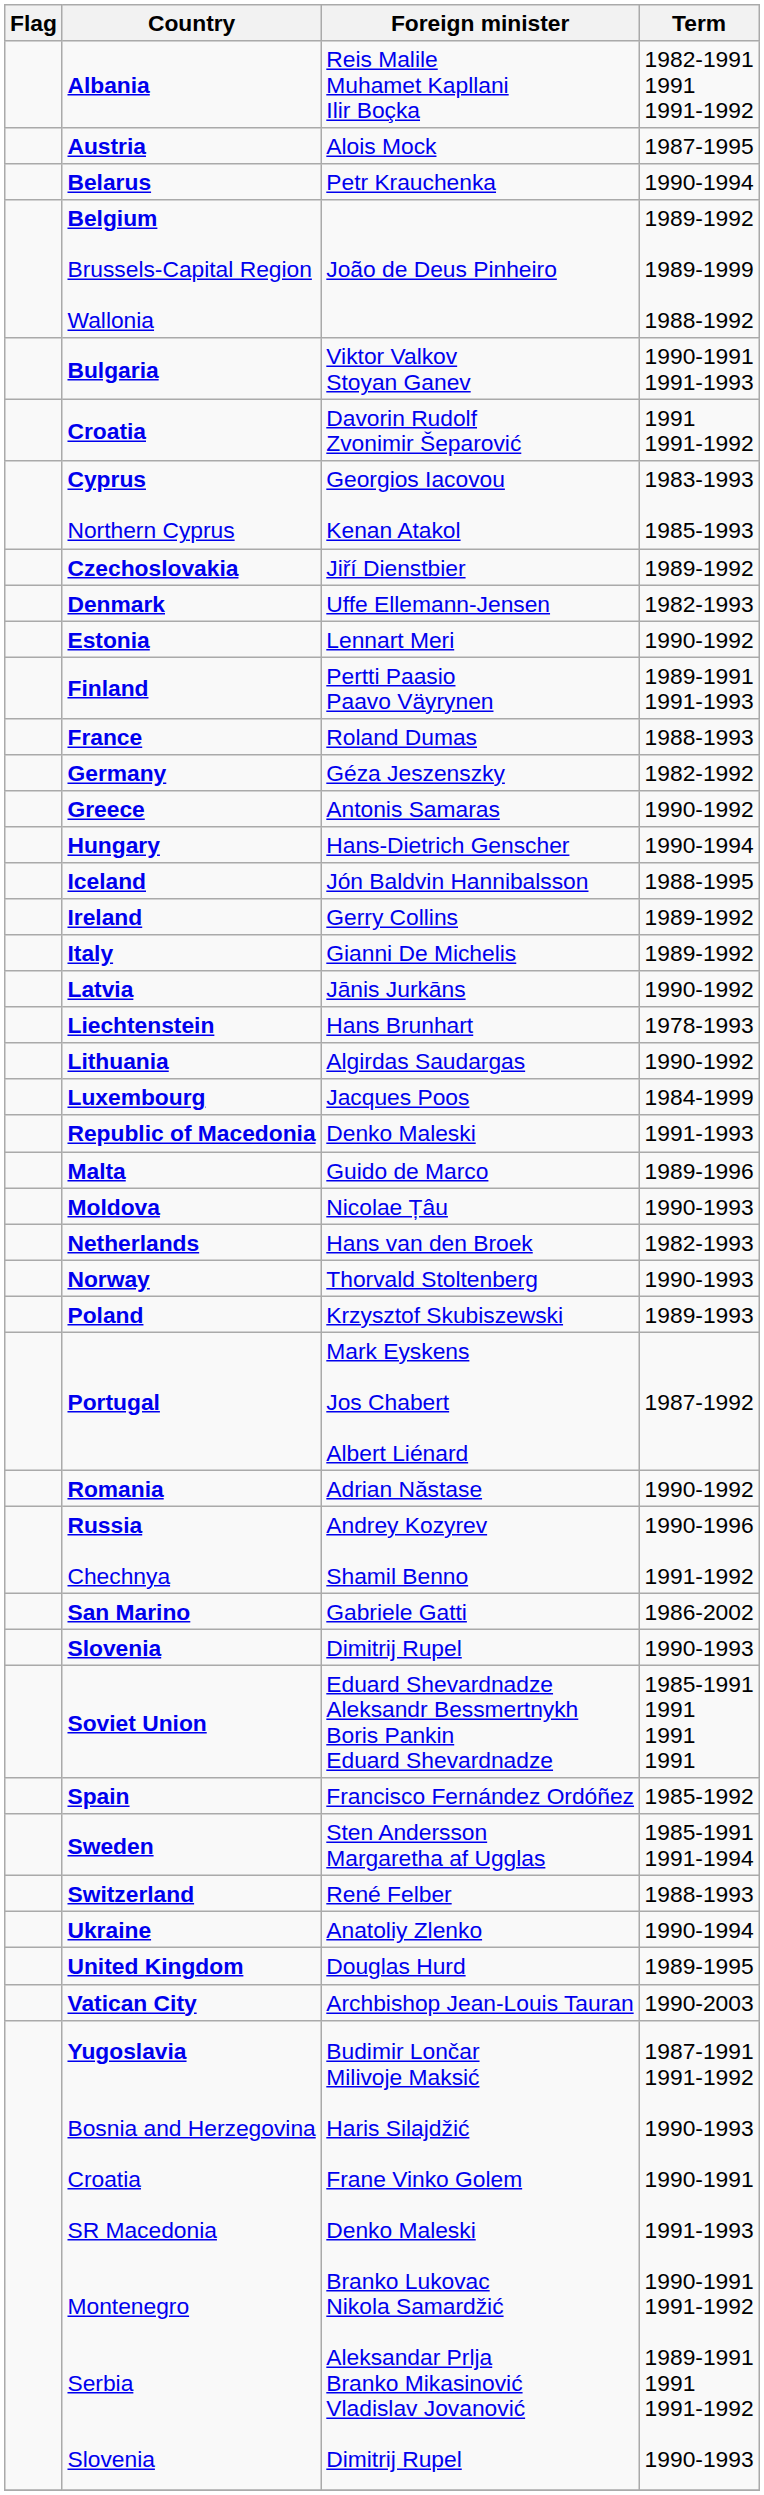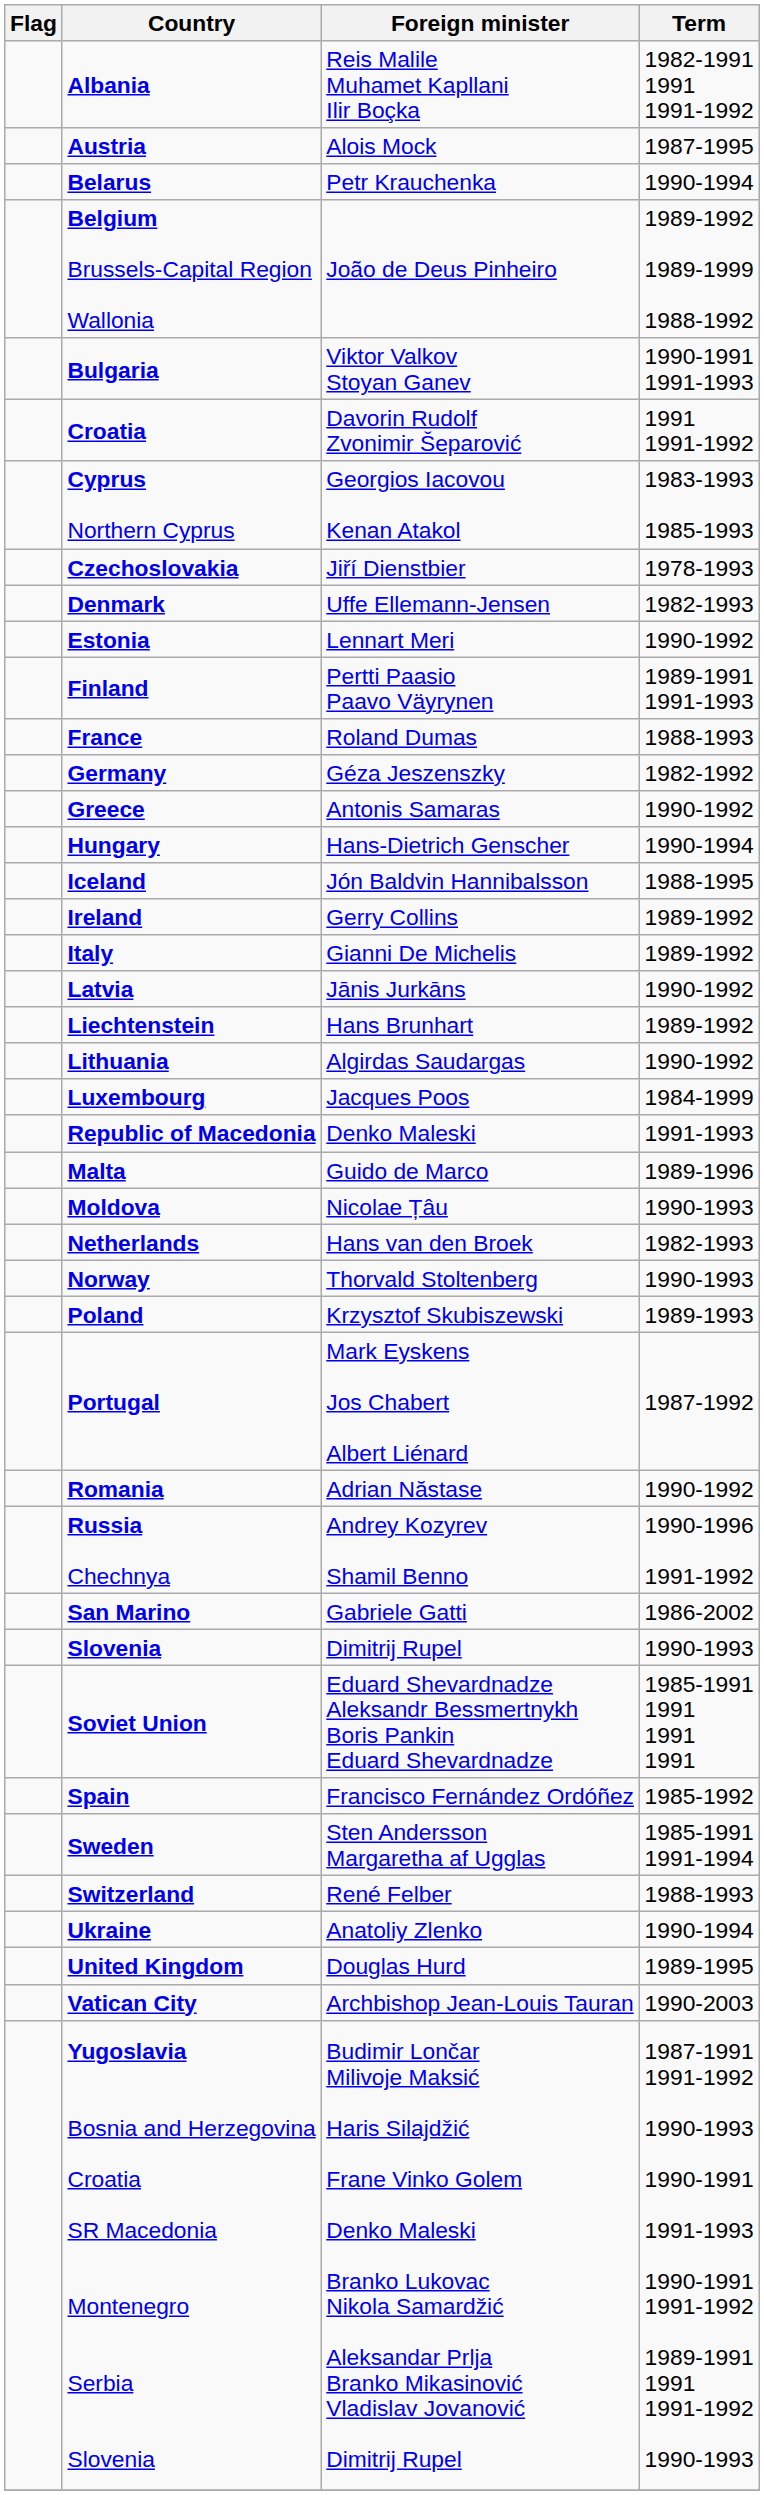(699, 567) 1989-1992 -> (699, 567) 1978-1993
(699, 1025) 1978-1993 -> (699, 1025) 1989-1992
